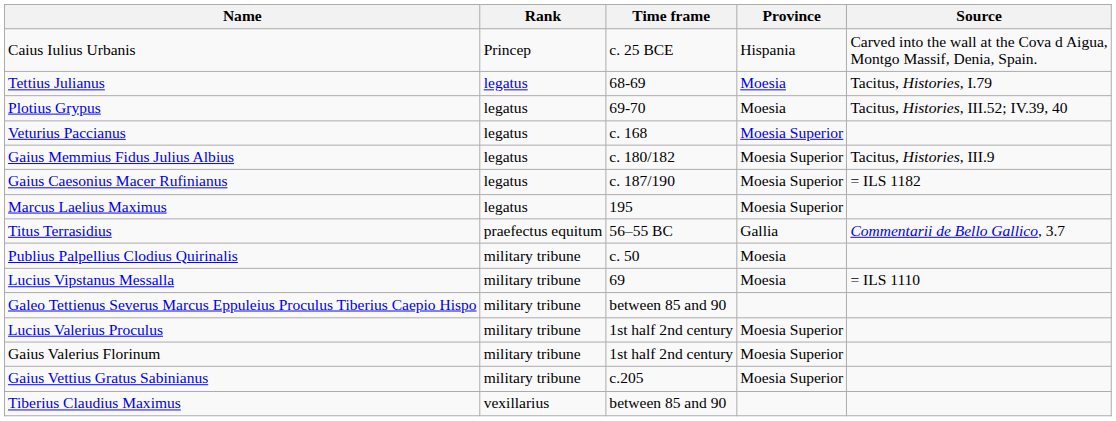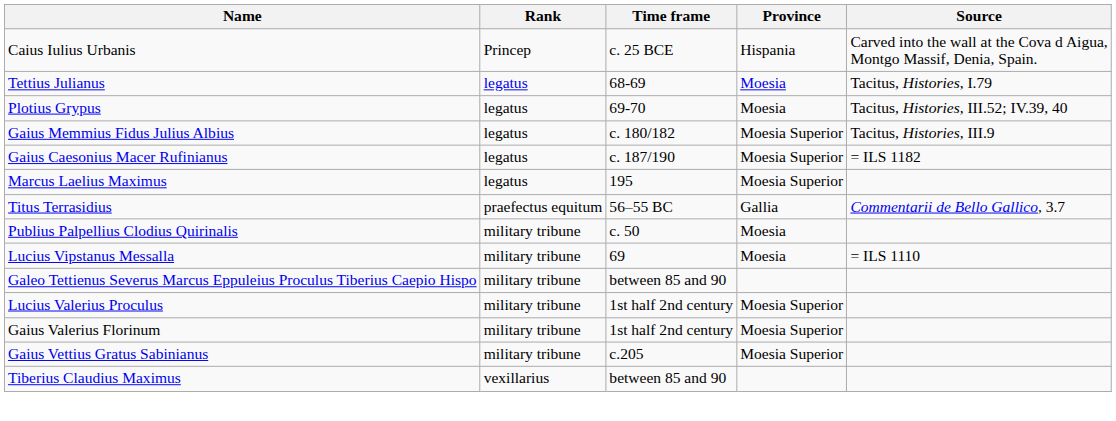- row: (67, 132)
